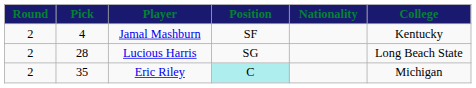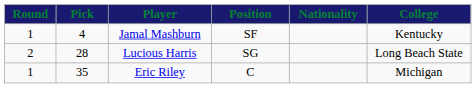(30, 33) 2 -> (30, 33) 1
(30, 72) 2 -> (30, 72) 1
(250, 72) paleturquoise background -> (250, 72) no background
